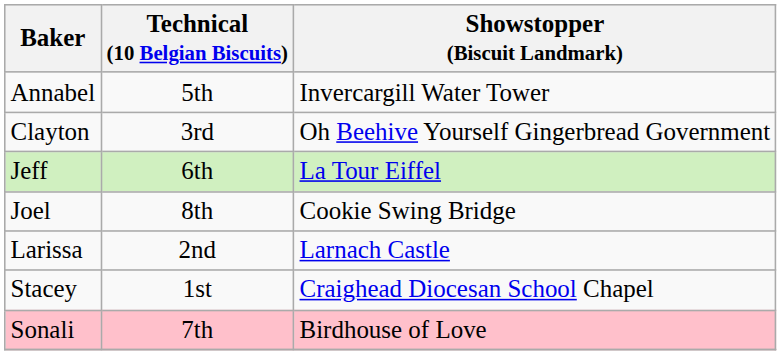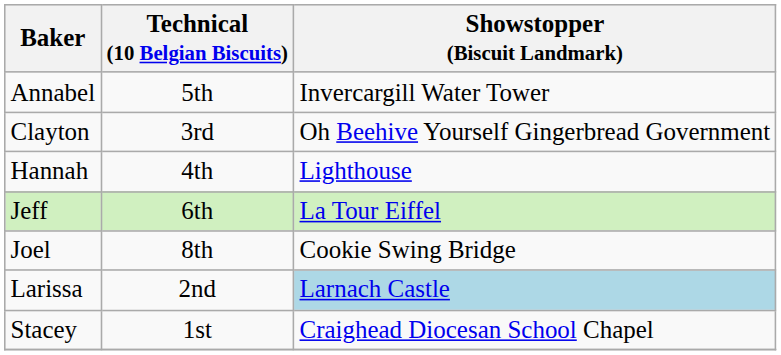+ row: (49, 171)
(375, 250) no background -> (375, 289) lightblue background
- row: (42, 329)
